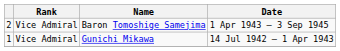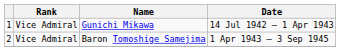rows swapped: (118, 39) <-> (144, 25)
